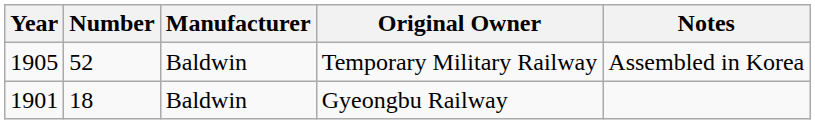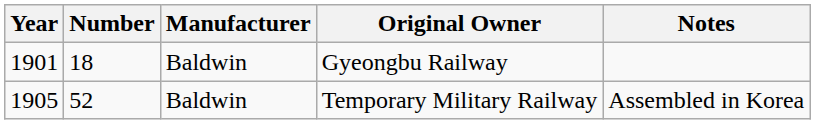rows swapped: (415, 99) <-> (459, 61)
